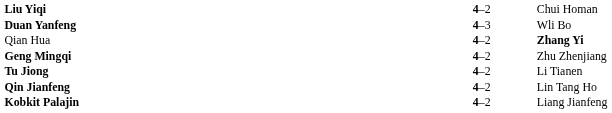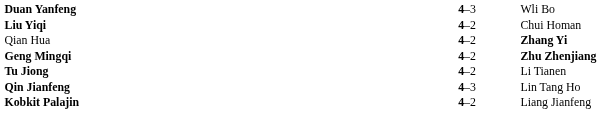rows swapped: (40, 25) <-> (25, 9)
(572, 56) normal -> (558, 56) bold
(482, 87) 4–2 -> (467, 87) 4–3
